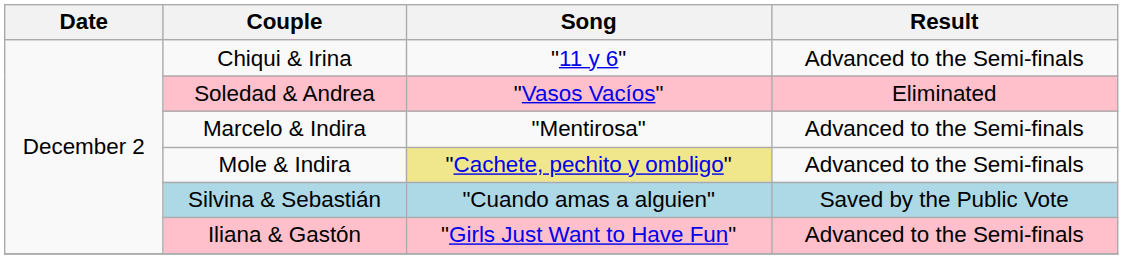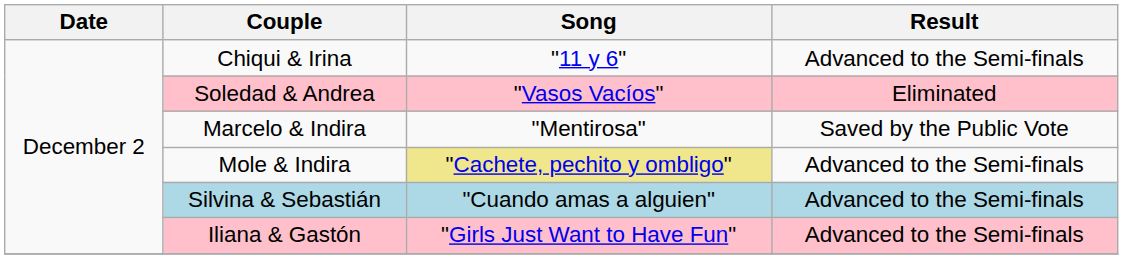(944, 128) Advanced to the Semi-finals -> (944, 128) Saved by the Public Vote
(944, 199) Saved by the Public Vote -> (944, 199) Advanced to the Semi-finals
